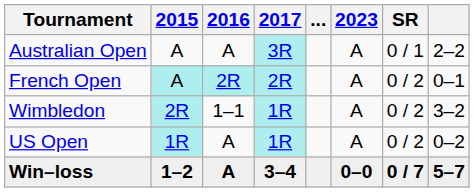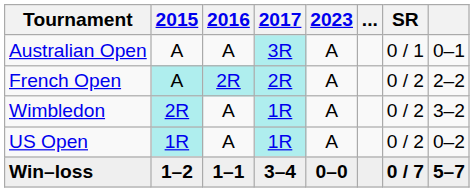columns swapped: (318, 19) <-> (356, 19)
(449, 50) 2–2 -> (449, 50) 0–1
(449, 80) 0–1 -> (449, 80) 2–2
(228, 111) 1–1 -> (228, 111) A
(228, 171) A -> (228, 171) 1–1
